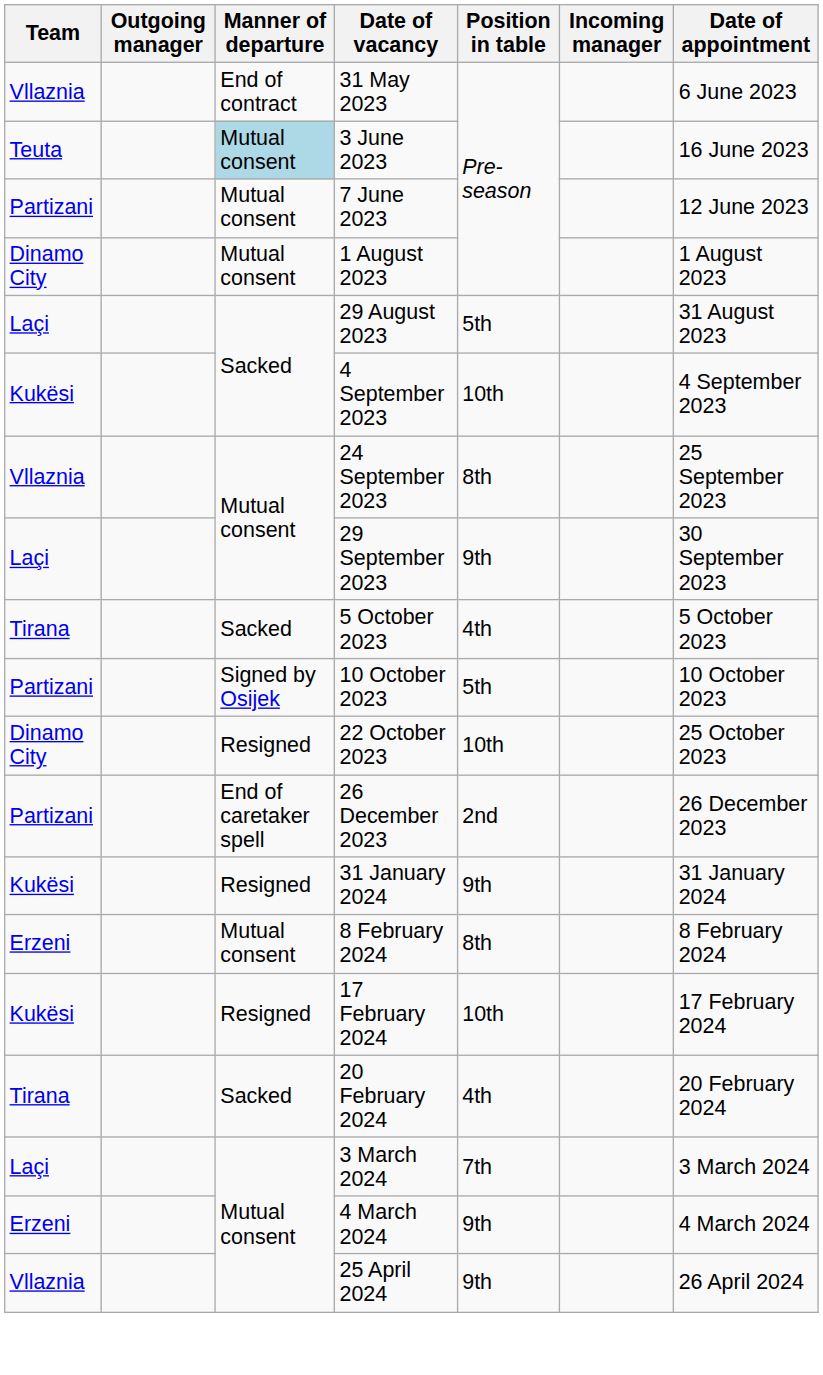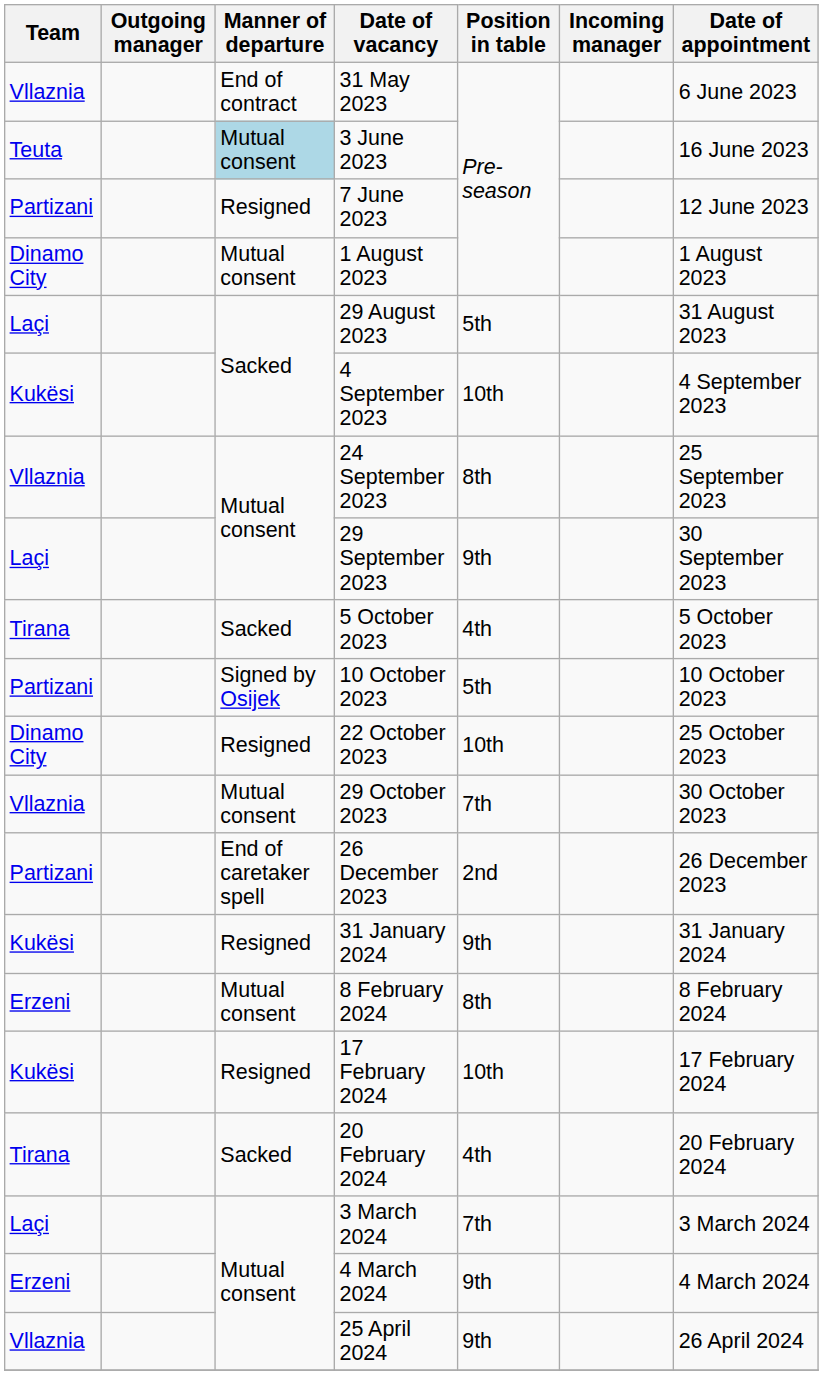(258, 207) Mutual consent -> (266, 207) Resigned
+ row: (393, 803)
